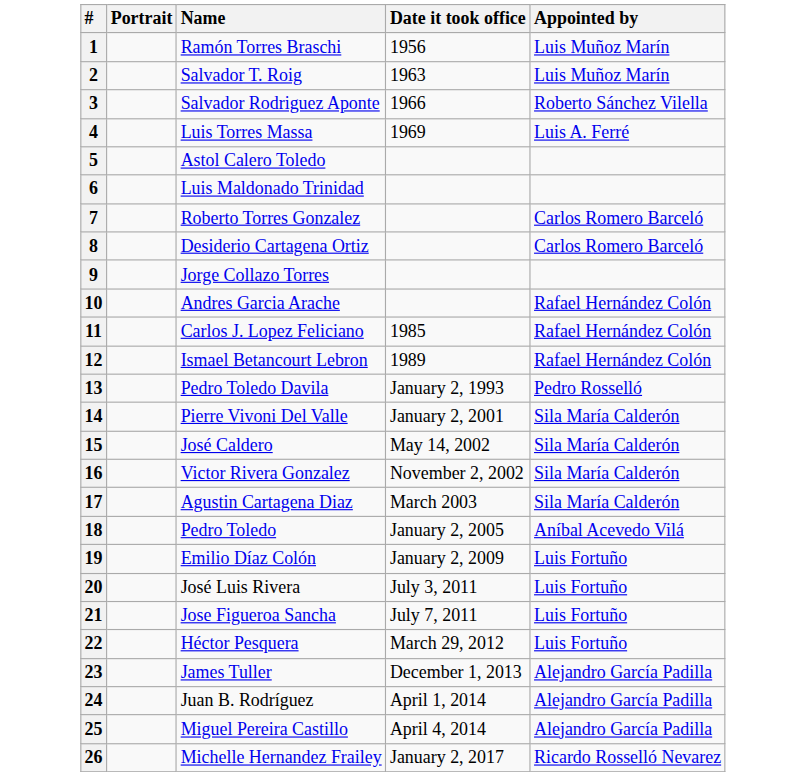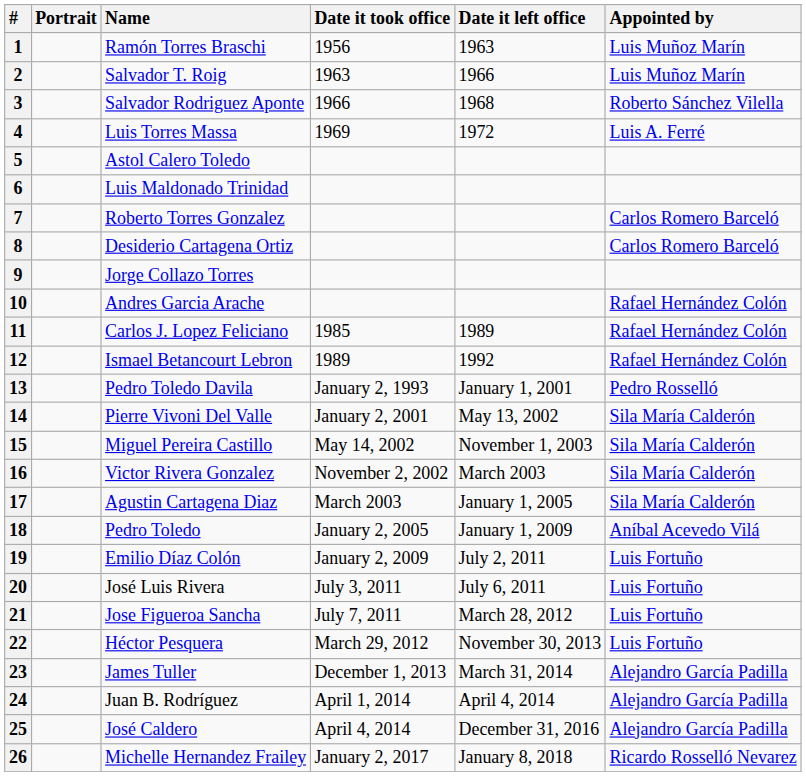+ column: (522, 18)
(227, 445) José Caldero -> (189, 445) Miguel Pereira Castillo
(264, 729) Miguel Pereira Castillo -> (151, 729) José Caldero
